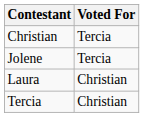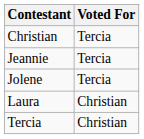+ row: (28, 58)
